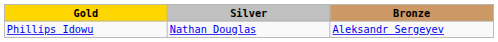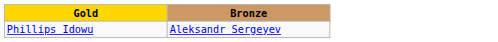- column: (249, 13)
